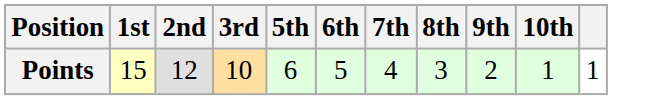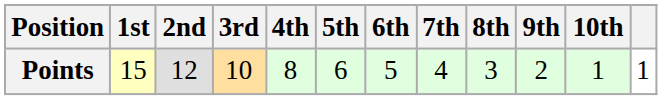+ column: (290, 26)
